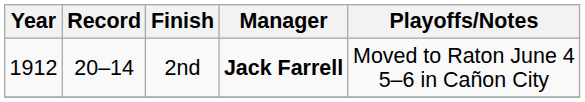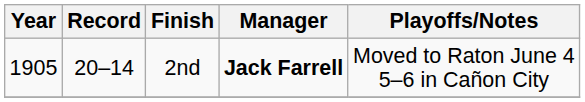(33, 67) 1912 -> (33, 67) 1905
